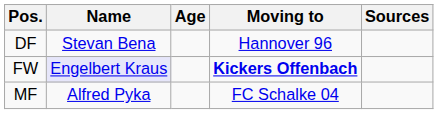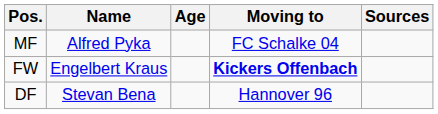rows swapped: (26, 43) <-> (26, 95)
(109, 69) lavender background -> (109, 69) no background
